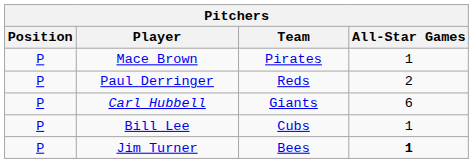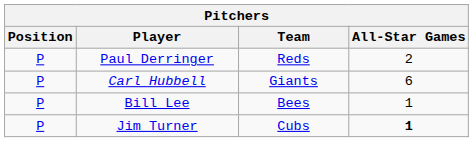- row: (157, 60)
(294, 126) Cubs -> (294, 104) Bees
(294, 148) Bees -> (294, 126) Cubs
